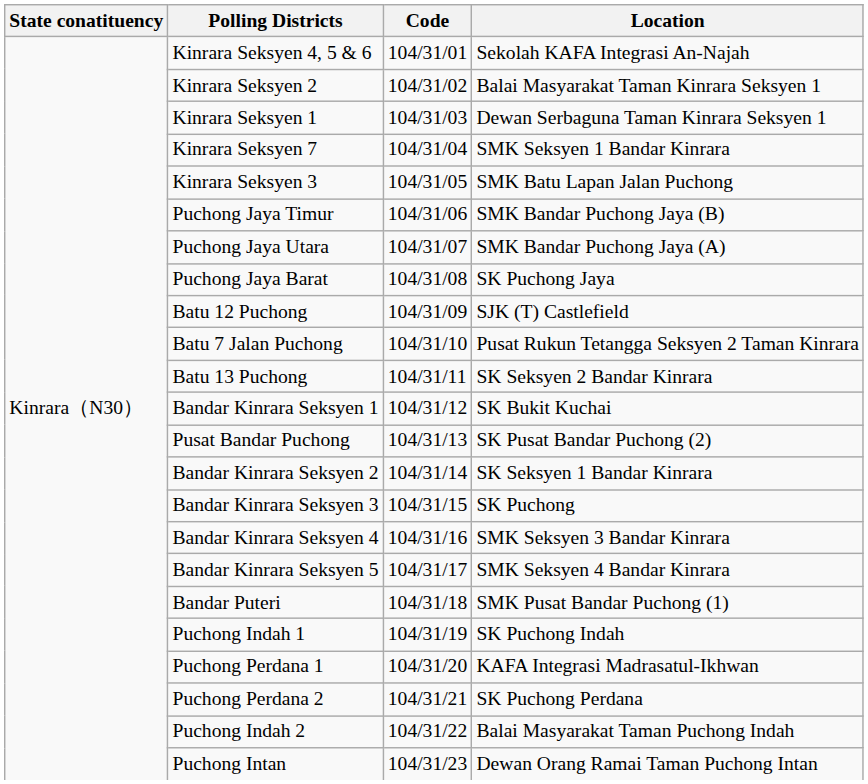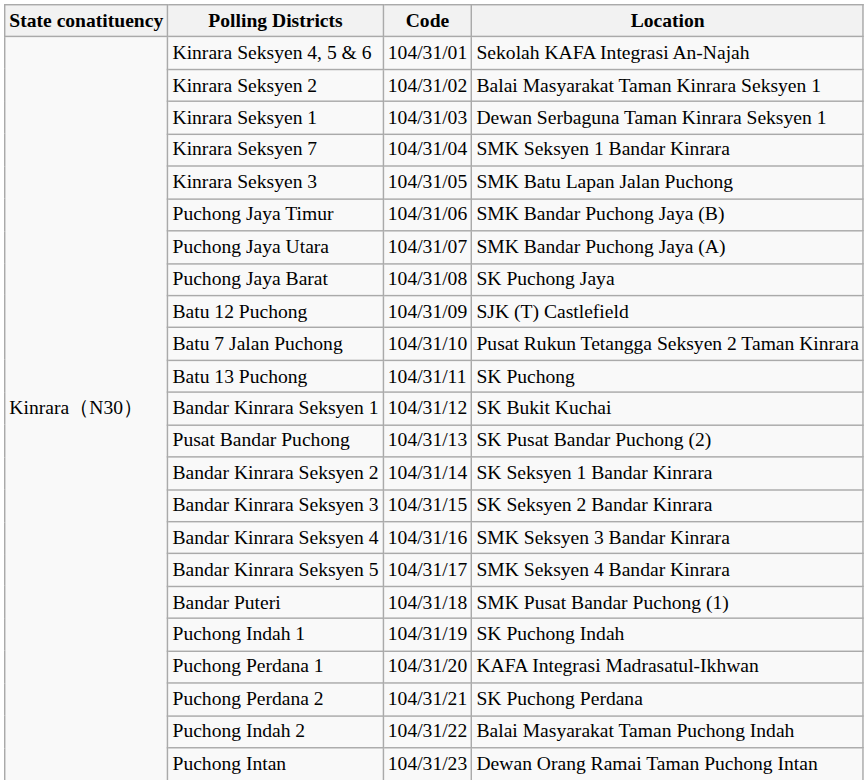(594, 375) SK Seksyen 2 Bandar Kinrara -> (526, 375) SK Puchong
(526, 504) SK Puchong -> (594, 504) SK Seksyen 2 Bandar Kinrara
